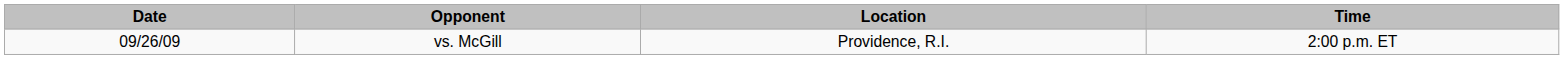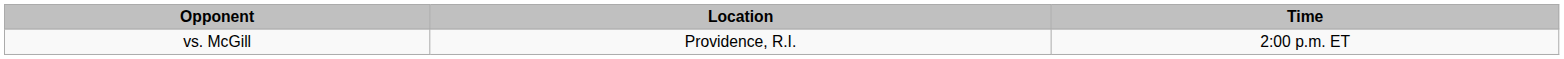- column: (150, 16)
